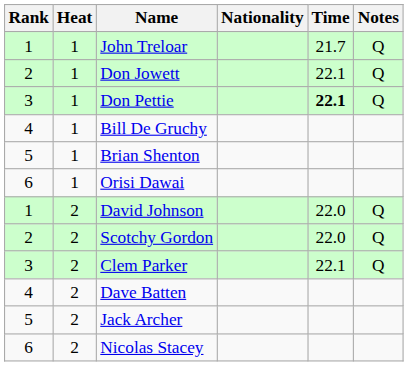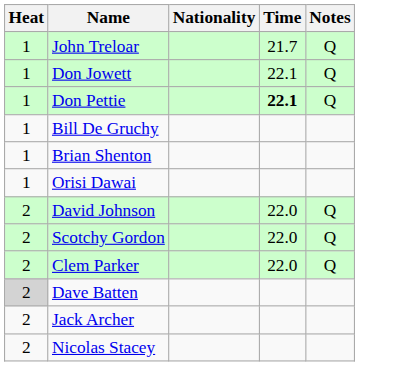- column: (29, 18)
(331, 264) 22.1 -> (282, 264) 22.0
(75, 292) no background -> (26, 292) lightgrey background
